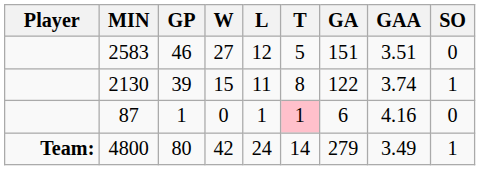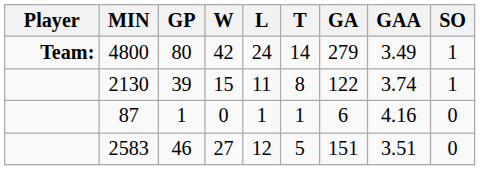rows swapped: (129, 52) <-> (129, 148)
(300, 116) pink background -> (300, 116) no background
